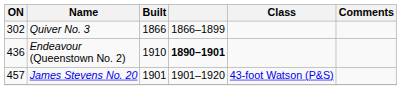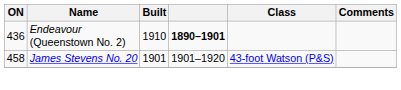- row: (60, 30)
(16, 76) 457 -> (16, 59) 458
